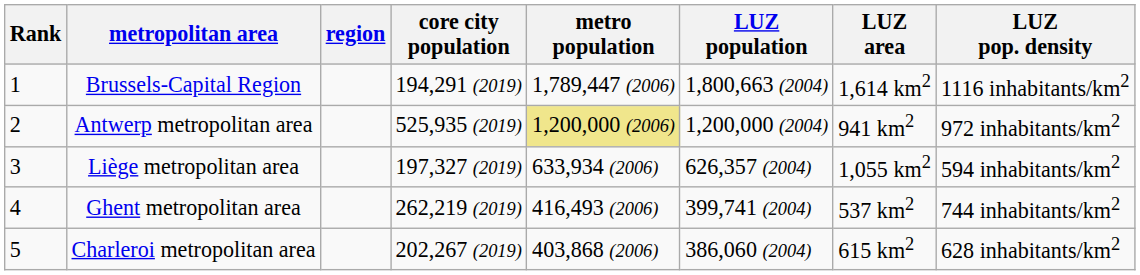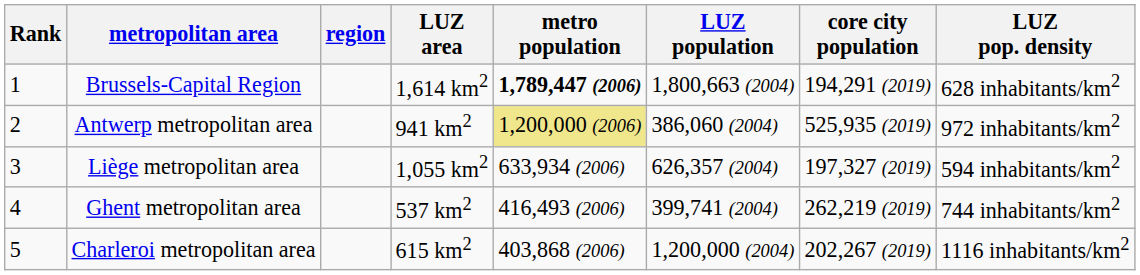columns swapped: (459, 34) <-> (885, 34)
(604, 84) normal -> (570, 84) bold
(1035, 84) 1116 inhabitants/km2 -> (1031, 84) 628 inhabitants/km2
(757, 125) 1,200,000 (2004) -> (715, 125) 386,060 (2004)
(748, 248) 386,060 (2004) -> (723, 248) 1,200,000 (2004)
(1031, 248) 628 inhabitants/km2 -> (1035, 248) 1116 inhabitants/km2
